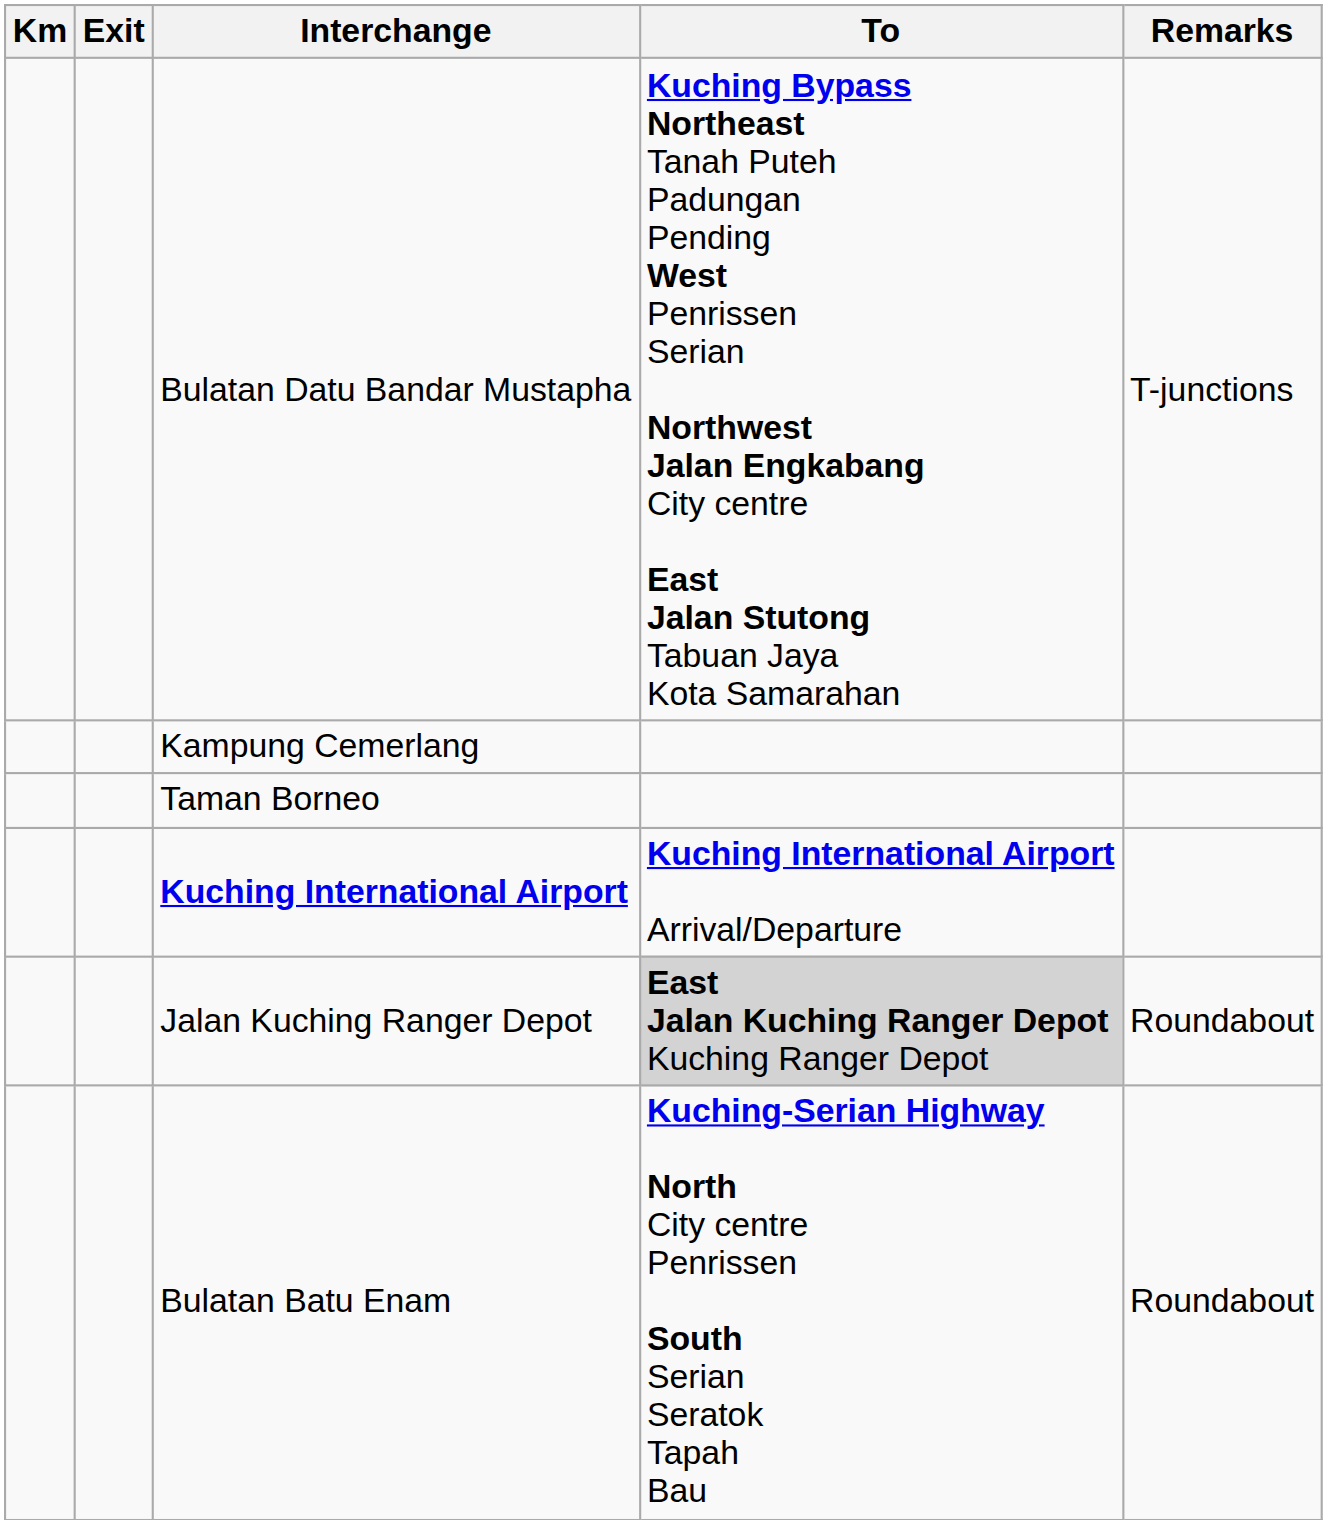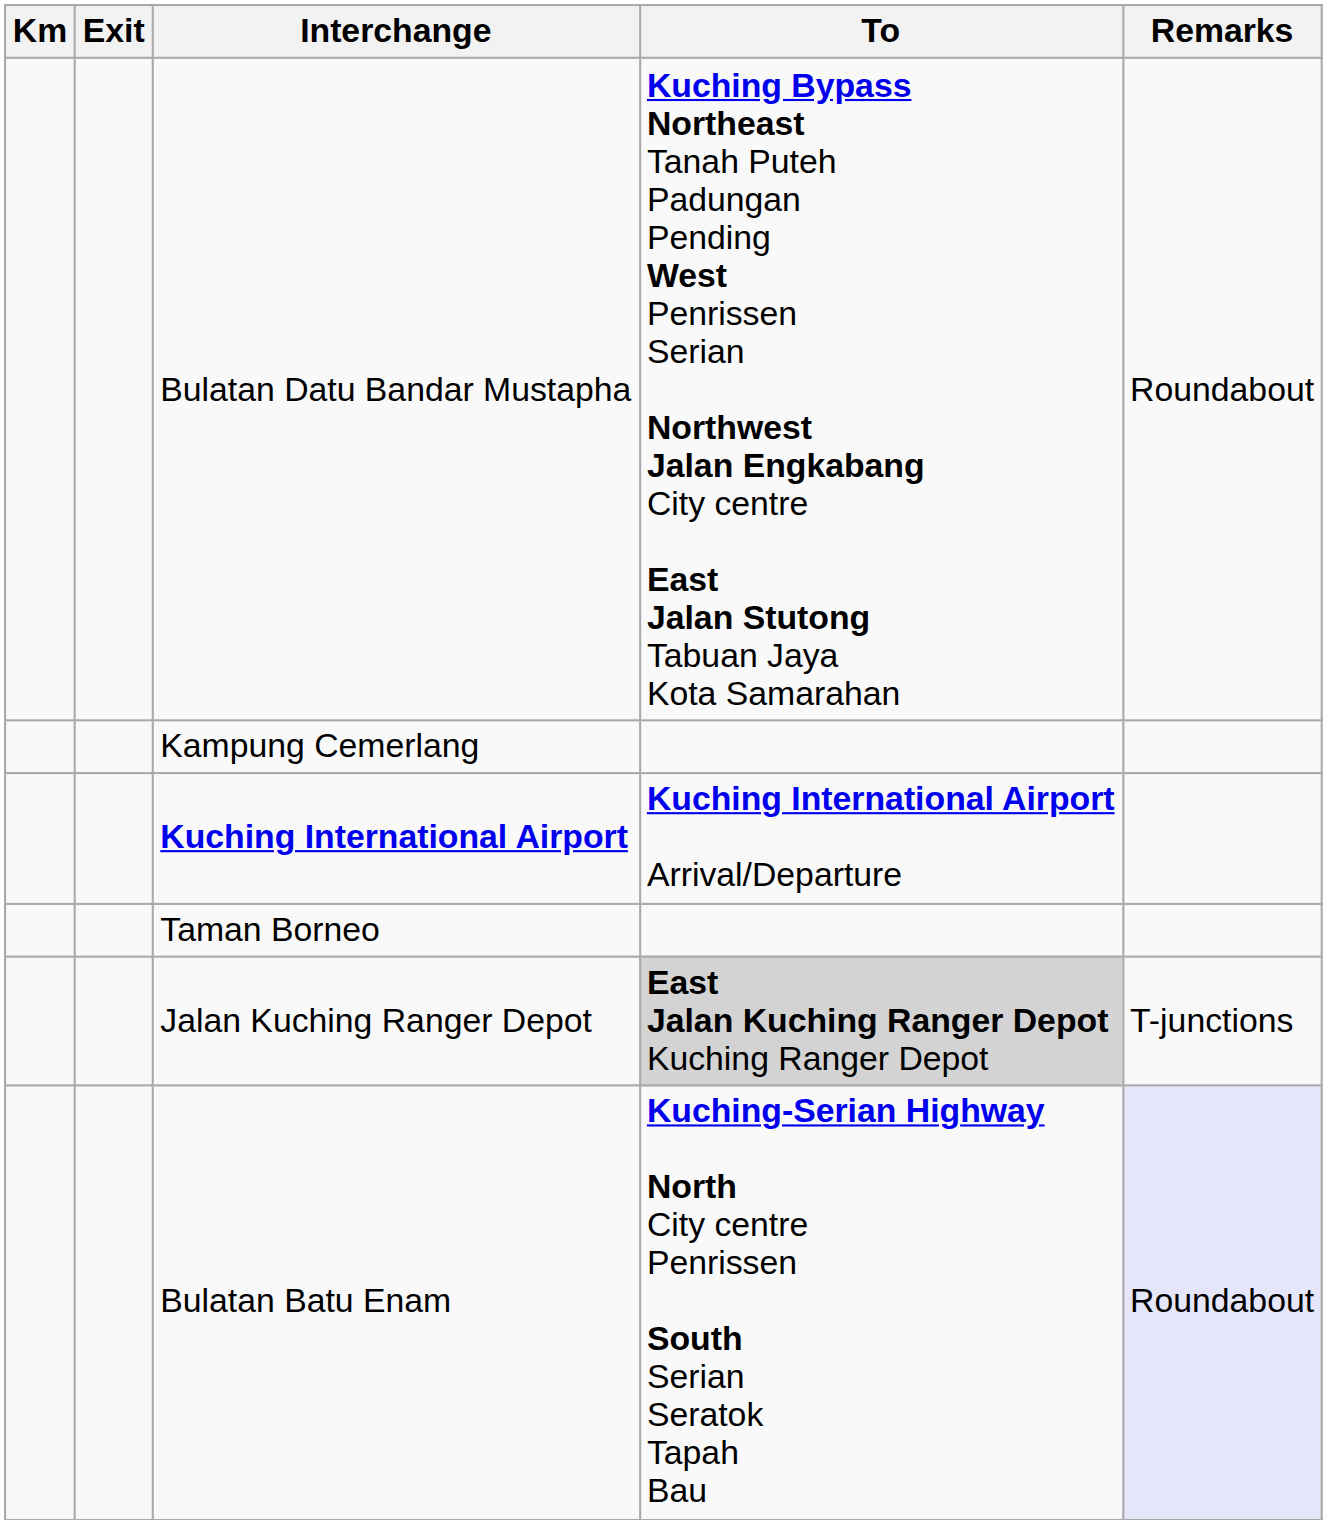(1212, 388) T-junctions -> (1222, 388) Roundabout
rows swapped: (270, 799) <-> (394, 891)
(1222, 1020) Roundabout -> (1212, 1020) T-junctions
(1222, 1302) no background -> (1222, 1302) lavender background
